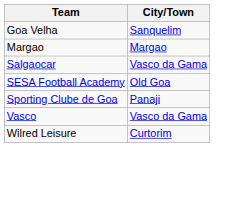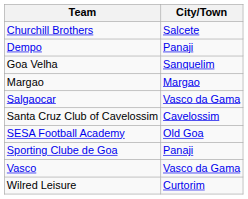+ row: (50, 30)
+ row: (24, 47)
+ row: (82, 116)
